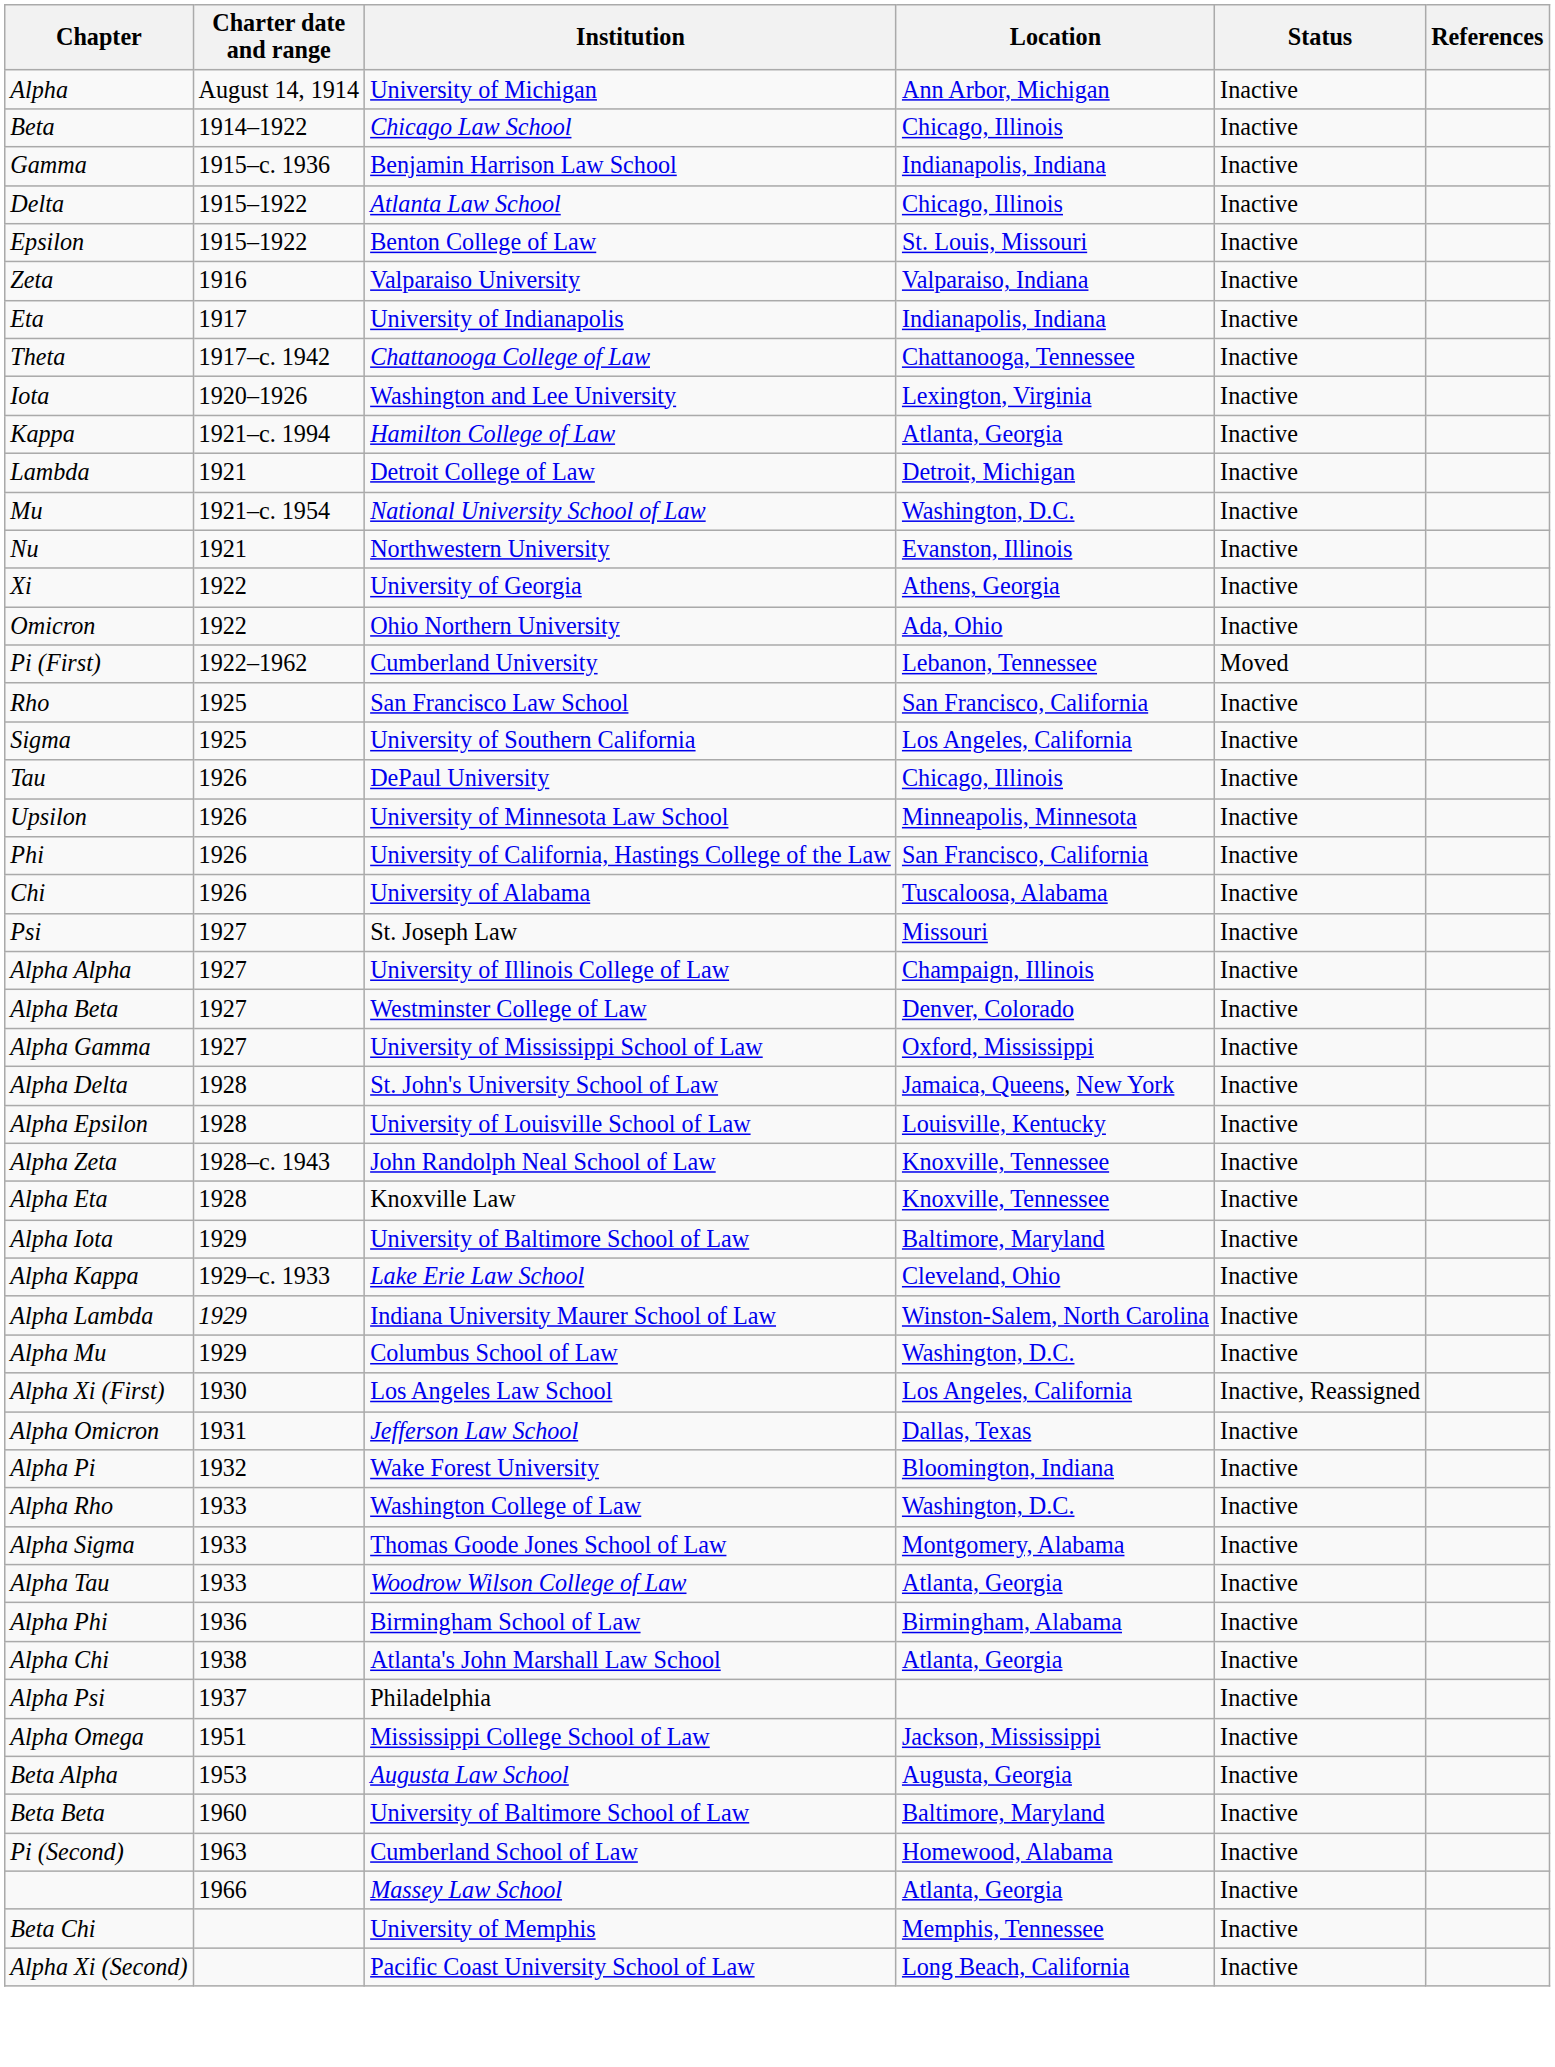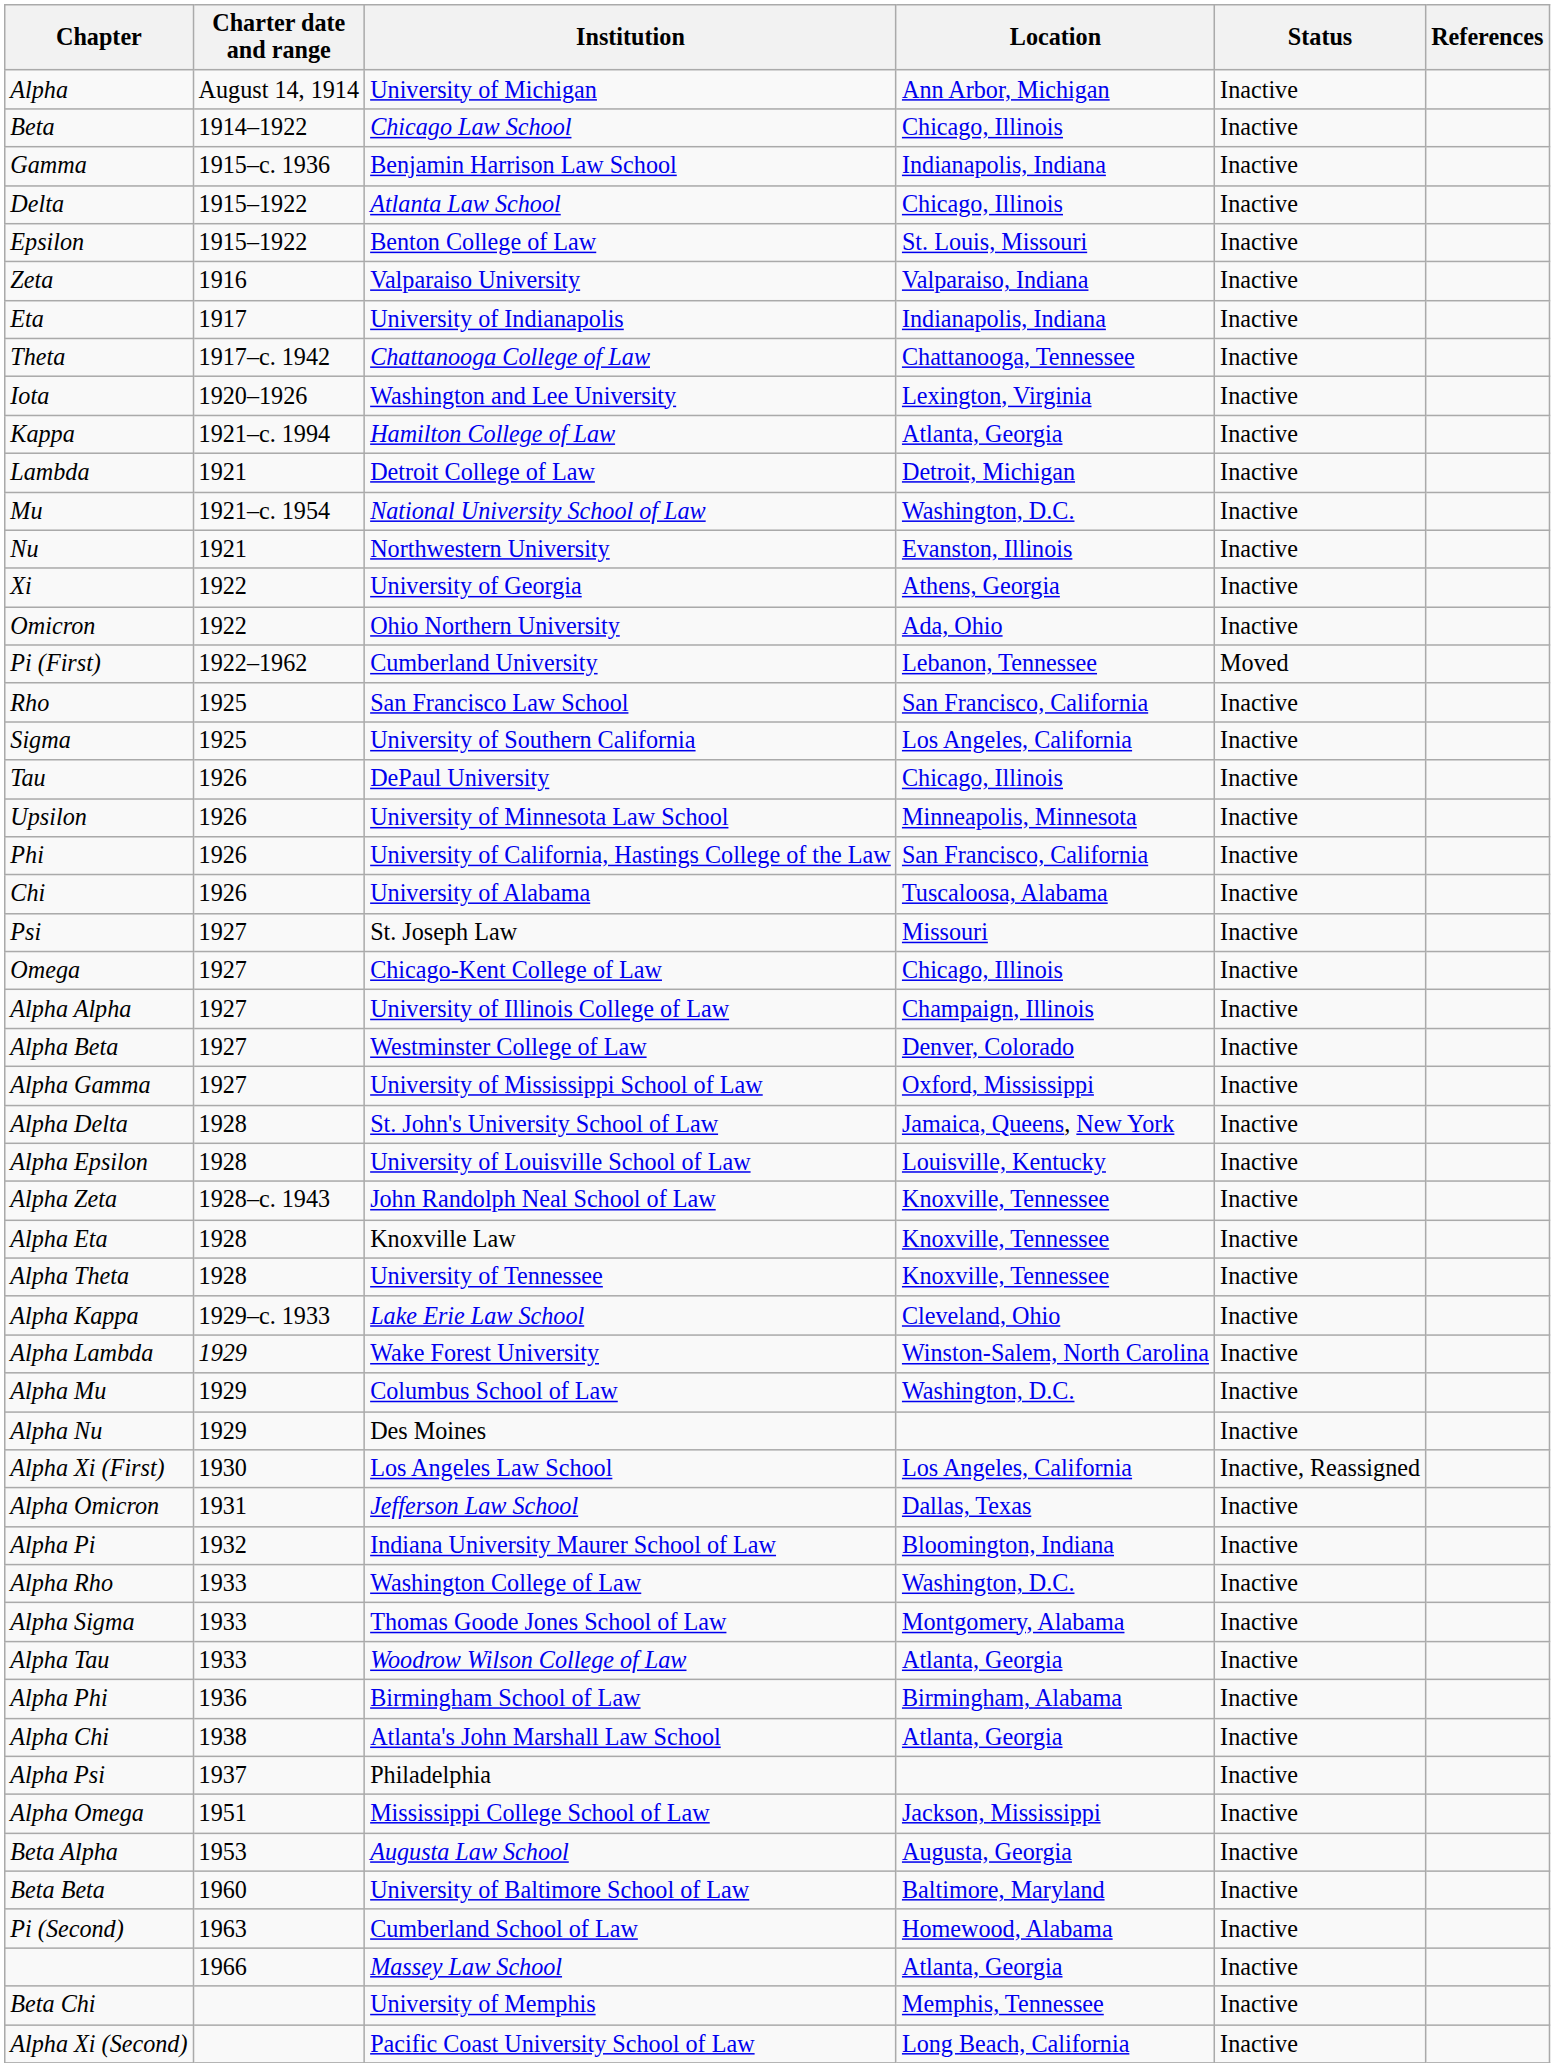+ row: (45, 970)
+ row: (70, 1276)
- row: (62, 1238)
(573, 1315) Indiana University Maurer School of Law -> (485, 1353) Wake Forest University
+ row: (56, 1430)
(485, 1468) Wake Forest University -> (573, 1545) Indiana University Maurer School of Law
